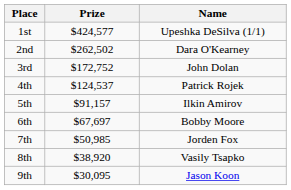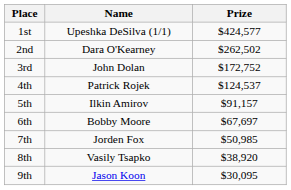columns swapped: (213, 13) <-> (92, 13)
